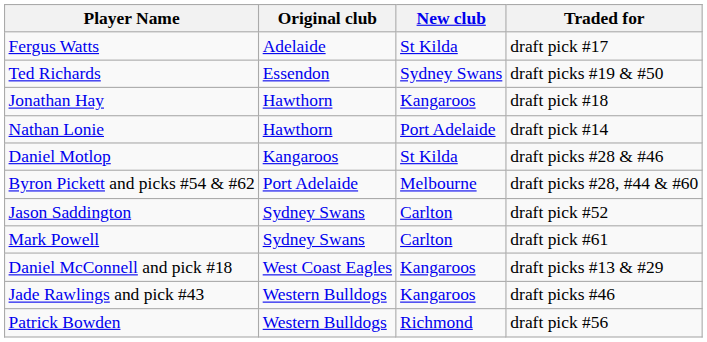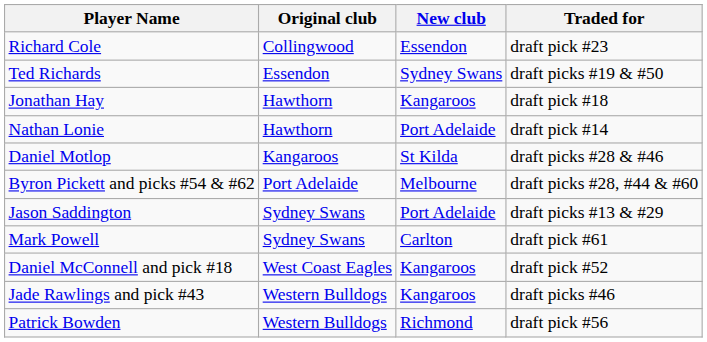- row: (54, 45)
+ row: (55, 45)
(426, 211) Carlton -> (448, 211) Port Adelaide
(559, 211) draft pick #52 -> (587, 211) draft picks #13 & #29
(587, 267) draft picks #13 & #29 -> (559, 267) draft pick #52
